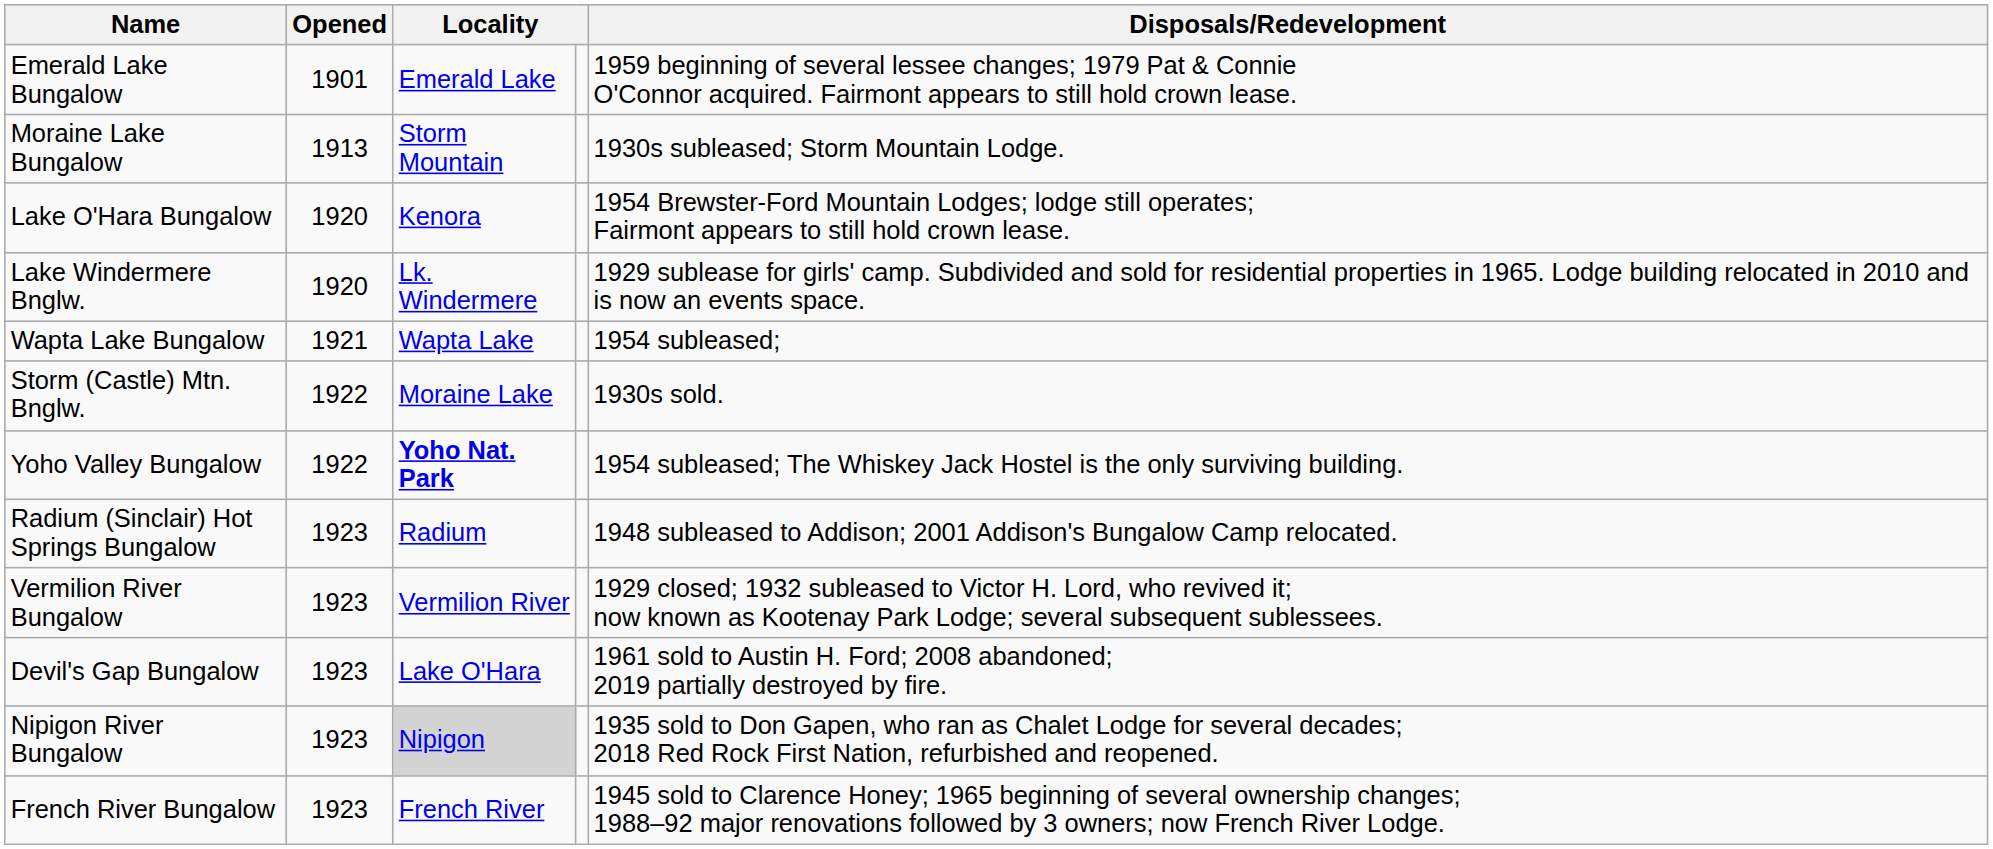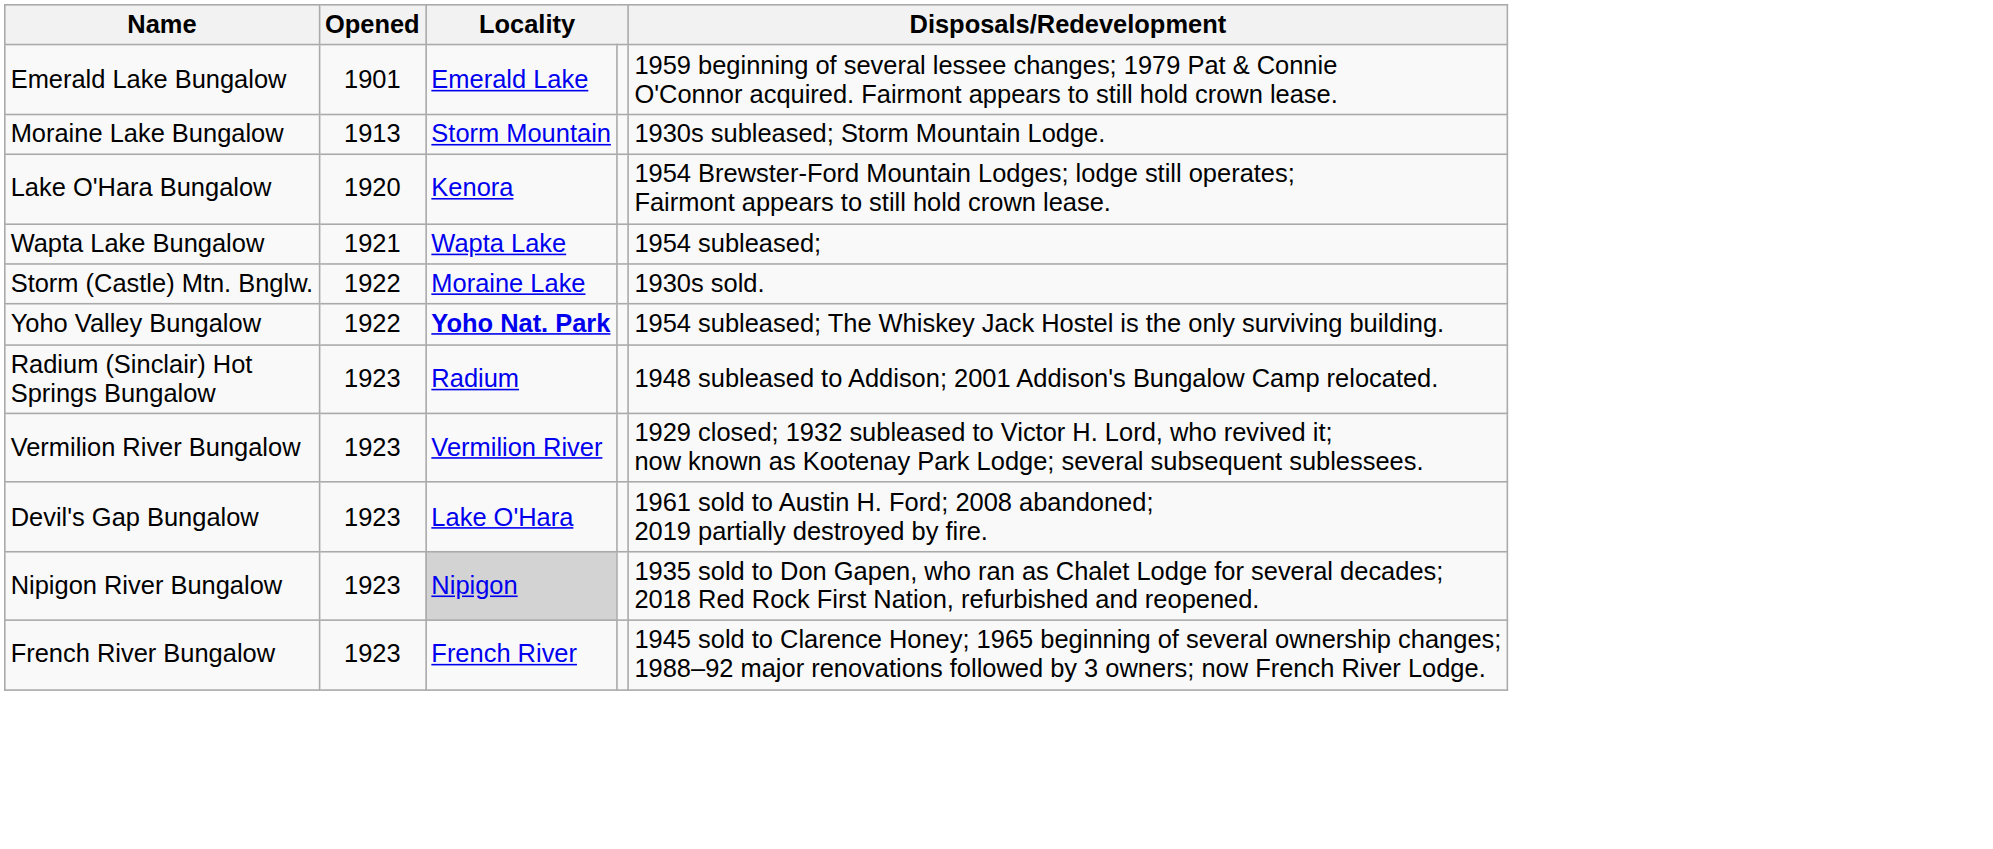- row: (111, 286)
